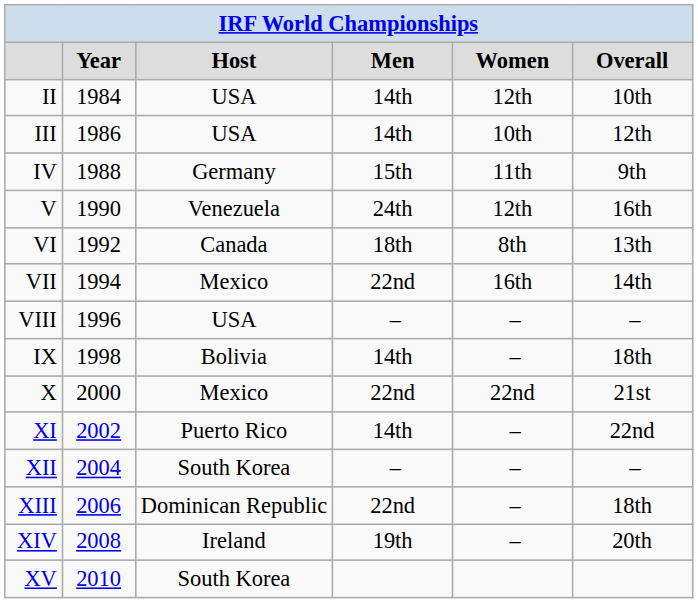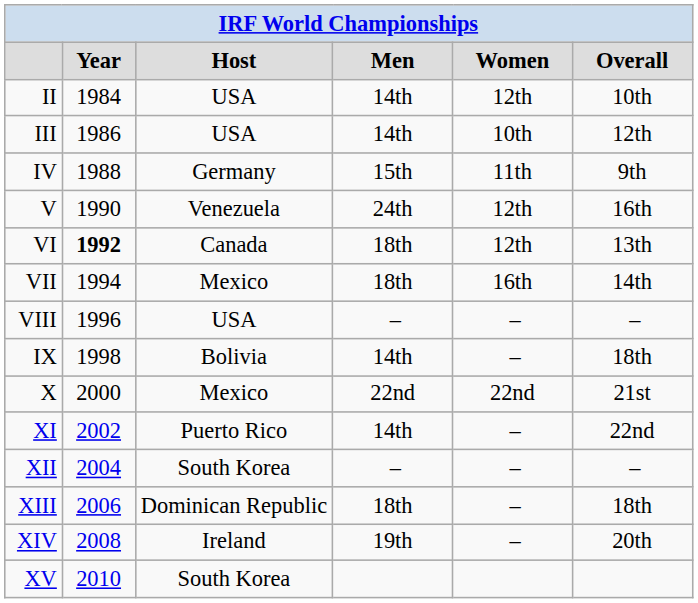(99, 245) normal -> (99, 245) bold
(512, 245) 8th -> (512, 245) 12th
(393, 282) 22nd -> (393, 282) 18th
(393, 505) 22nd -> (393, 505) 18th
